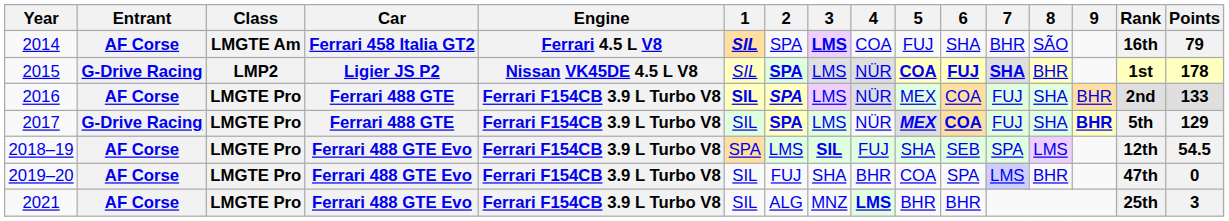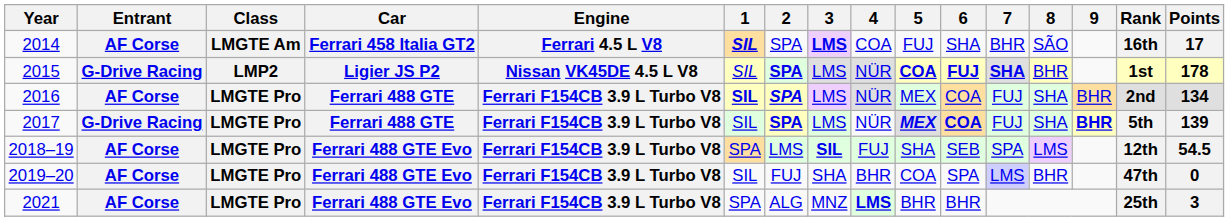(1195, 44) 79 -> (1195, 44) 17
(1195, 96) 133 -> (1195, 96) 134
(1195, 123) 129 -> (1195, 123) 139
(745, 202) SIL -> (745, 202) SPA
